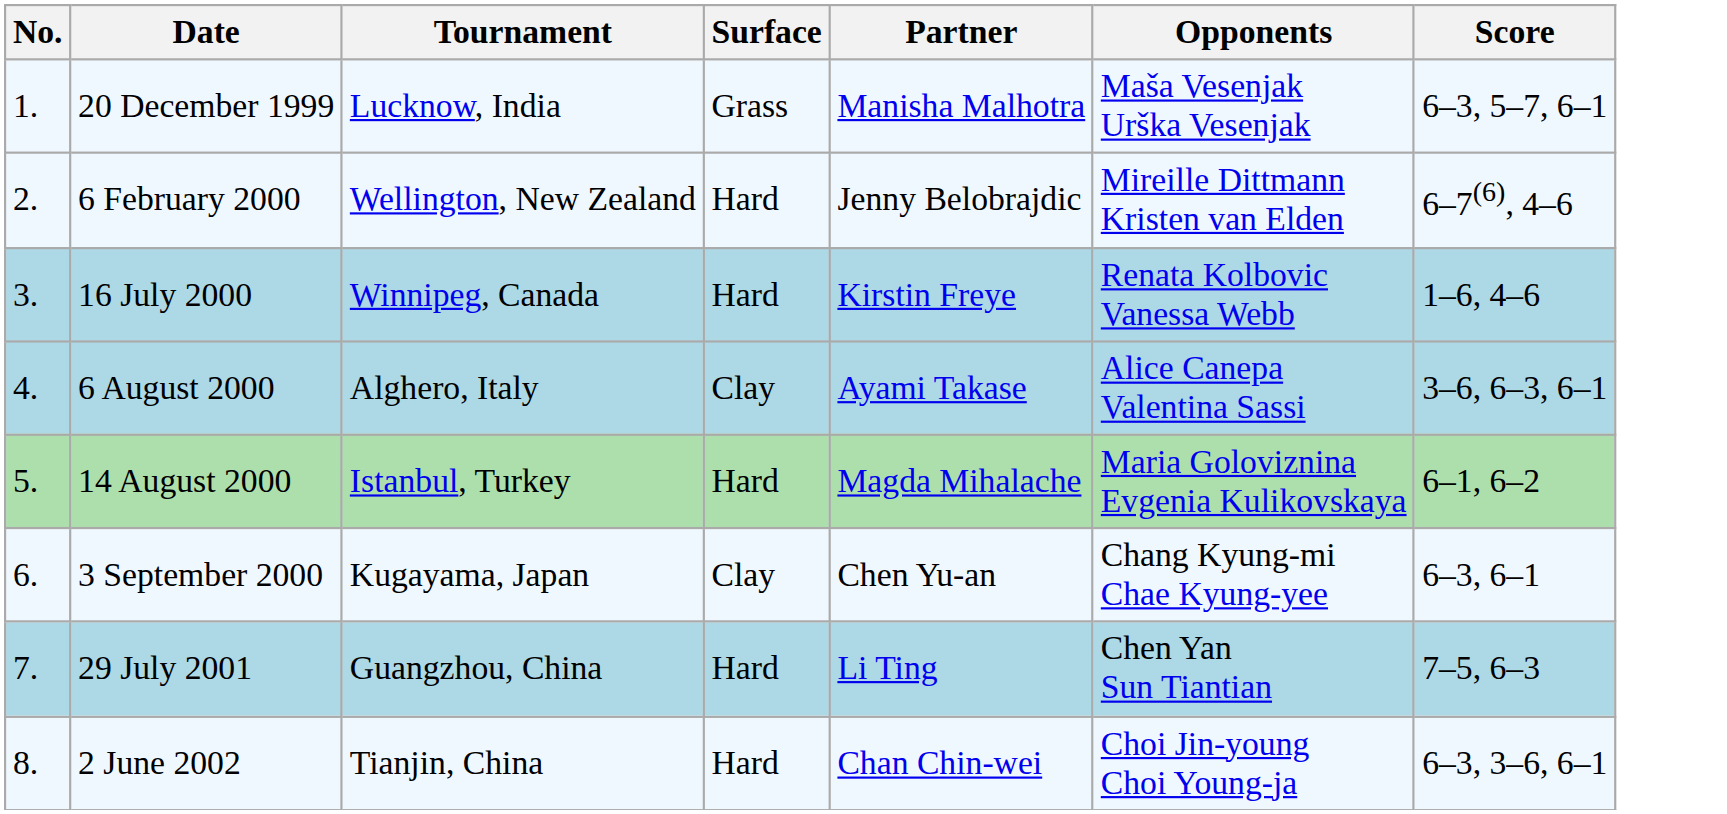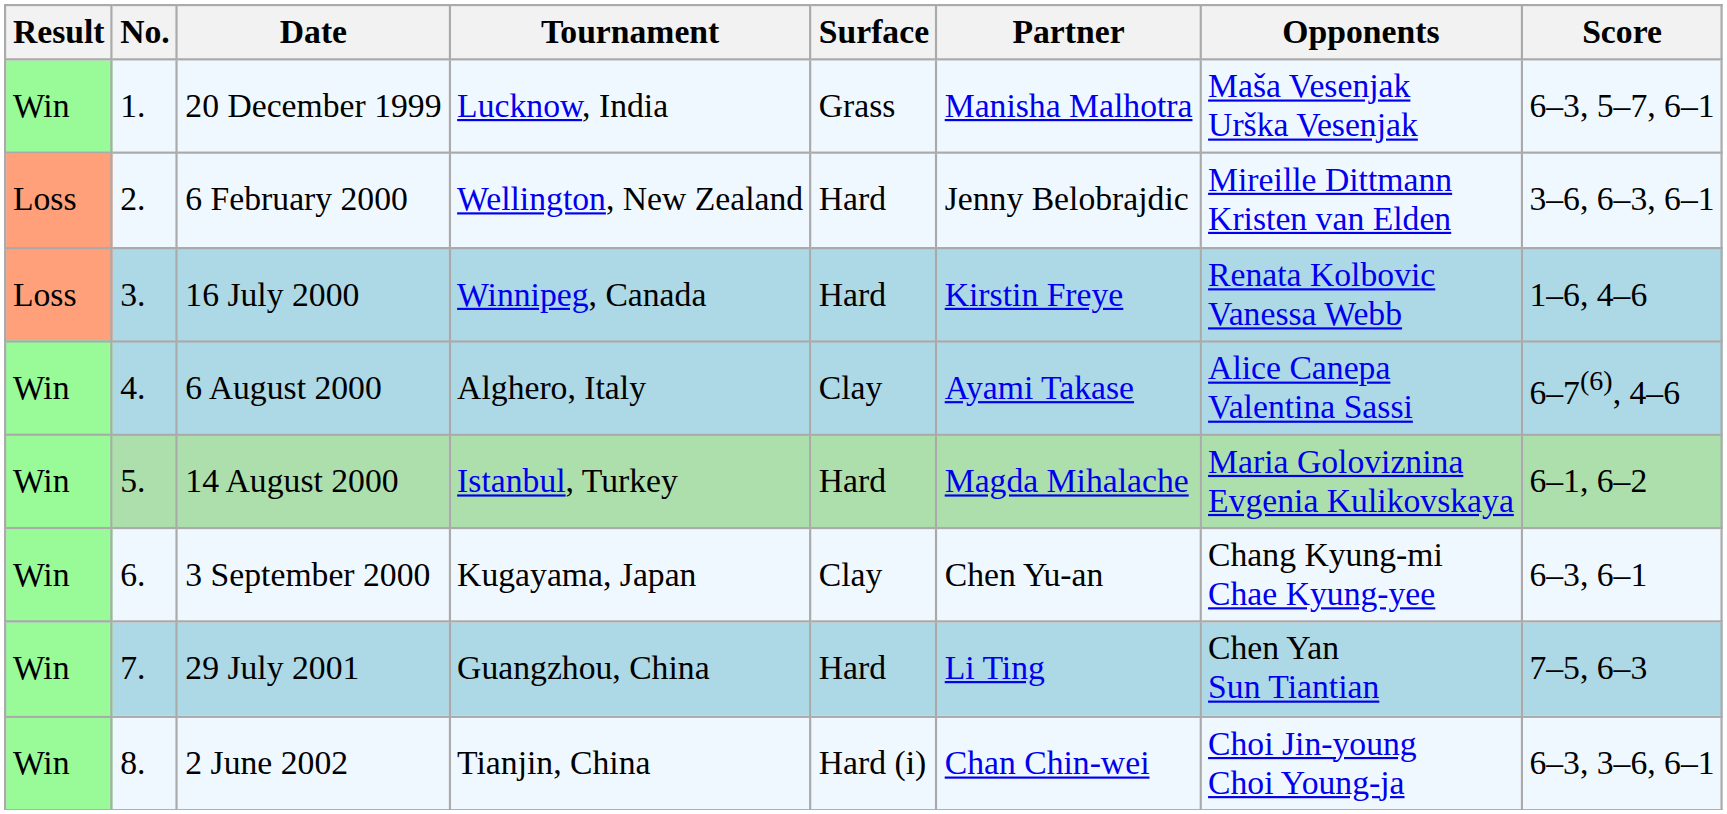+ column: (59, 31)
(1497, 199) 6–7(6), 4–6 -> (1622, 199) 3–6, 6–3, 6–1
(1515, 386) 3–6, 6–3, 6–1 -> (1605, 386) 6–7(6), 4–6
(745, 761) Hard -> (873, 761) Hard (i)
